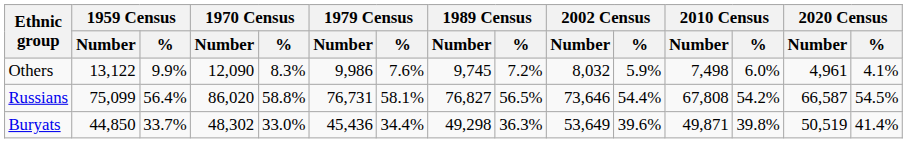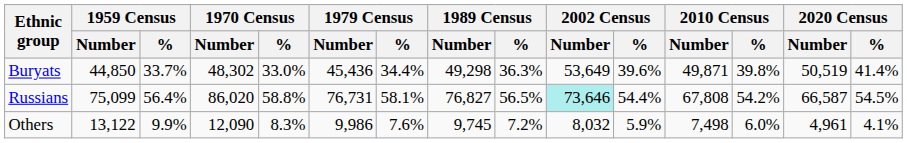rows swapped: (35, 124) <-> (31, 71)
(587, 97) no background -> (587, 97) paleturquoise background
